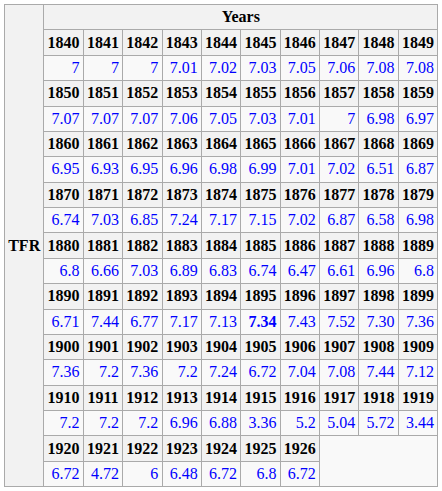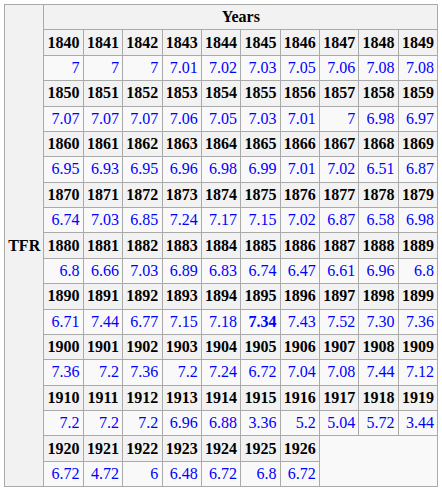(184, 321) 7.17 -> (184, 321) 7.15
(223, 321) 7.13 -> (223, 321) 7.18
